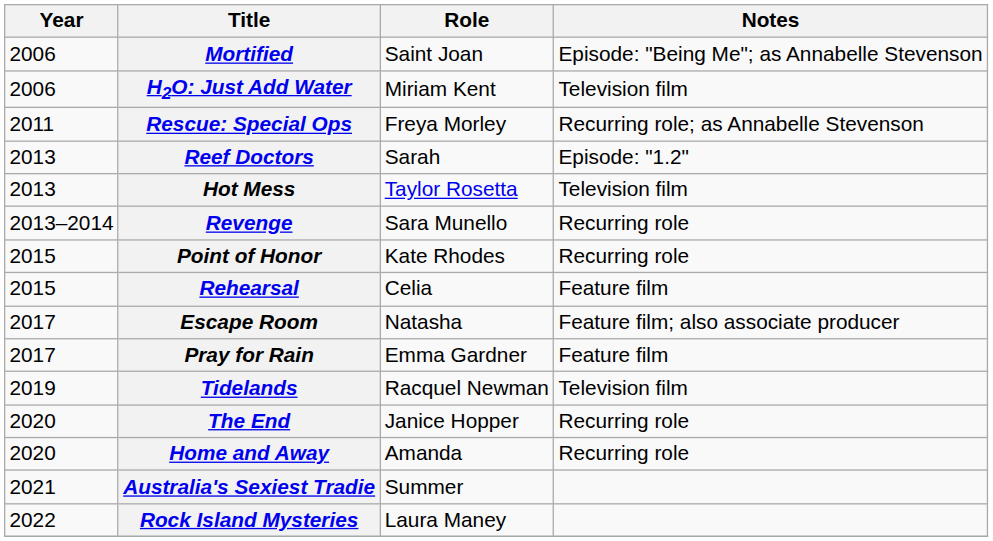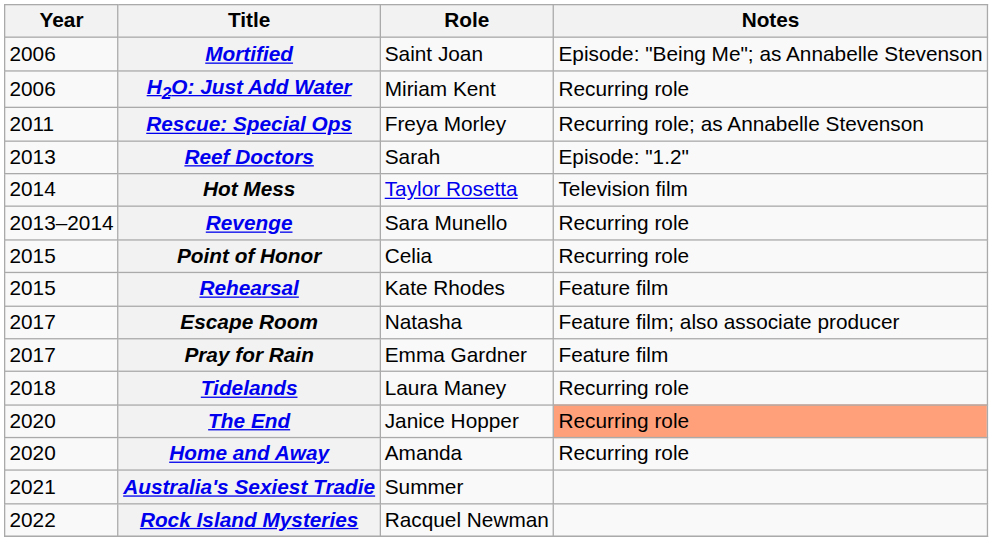(623, 89) Television film -> (624, 89) Recurring role
(33, 190) 2013 -> (33, 190) 2014
(445, 256) Kate Rhodes -> (408, 256) Celia
(408, 289) Celia -> (445, 289) Kate Rhodes
(33, 387) 2019 -> (33, 387) 2018
(467, 387) Racquel Newman -> (445, 387) Laura Maney
(623, 387) Television film -> (624, 387) Recurring role
(624, 420) no background -> (624, 420) lightsalmon background
(445, 519) Laura Maney -> (467, 519) Racquel Newman
